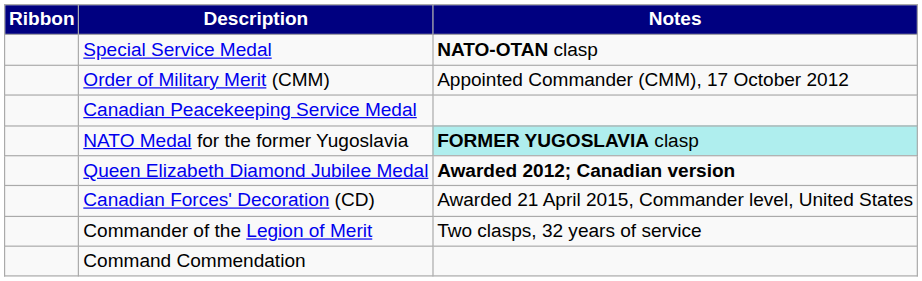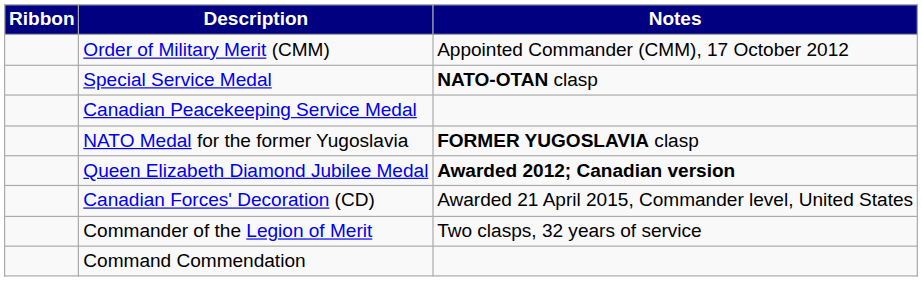rows swapped: (207, 79) <-> (178, 49)
(568, 140) paleturquoise background -> (568, 140) no background
